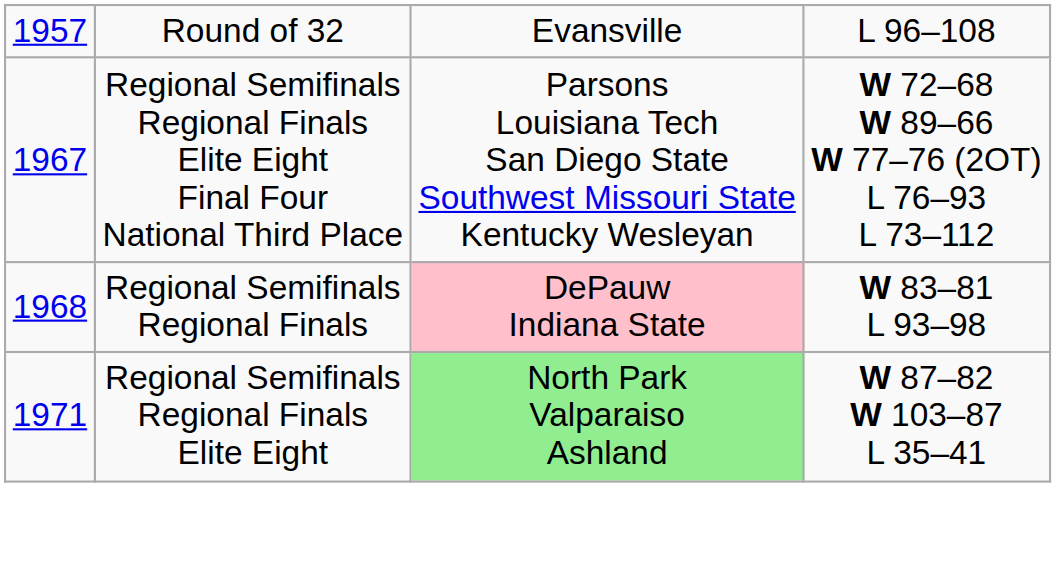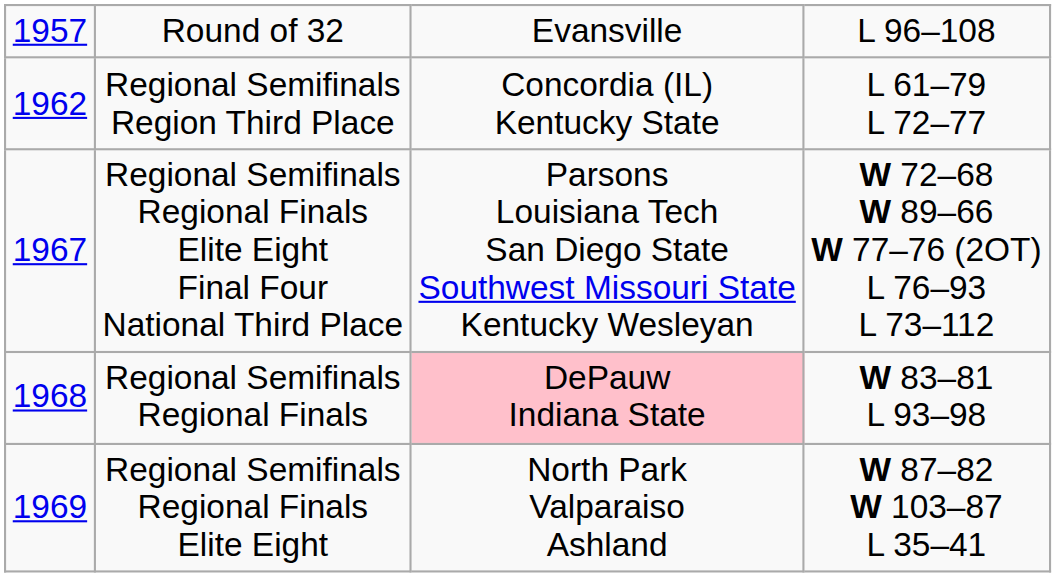+ row: (253, 102)
(50, 415) 1971 -> (50, 506) 1969
(607, 415) lightgreen background -> (607, 506) no background
